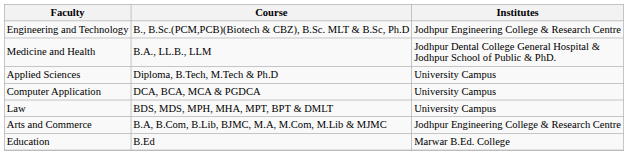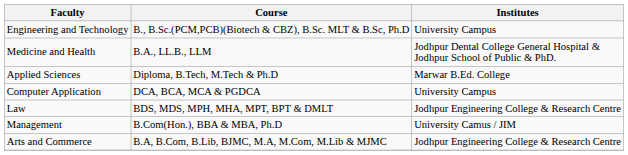(518, 29) Jodhpur Engineering College & Research Centre -> (455, 29) University Campus
(455, 74) University Campus -> (462, 74) Marwar B.Ed. College
(455, 108) University Campus -> (518, 108) Jodhpur Engineering College & Research Centre
+ row: (34, 125)
- row: (28, 141)
